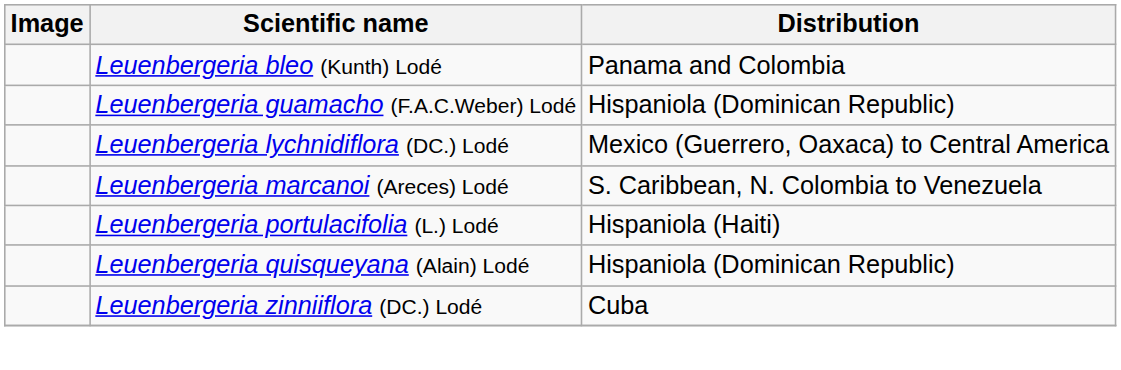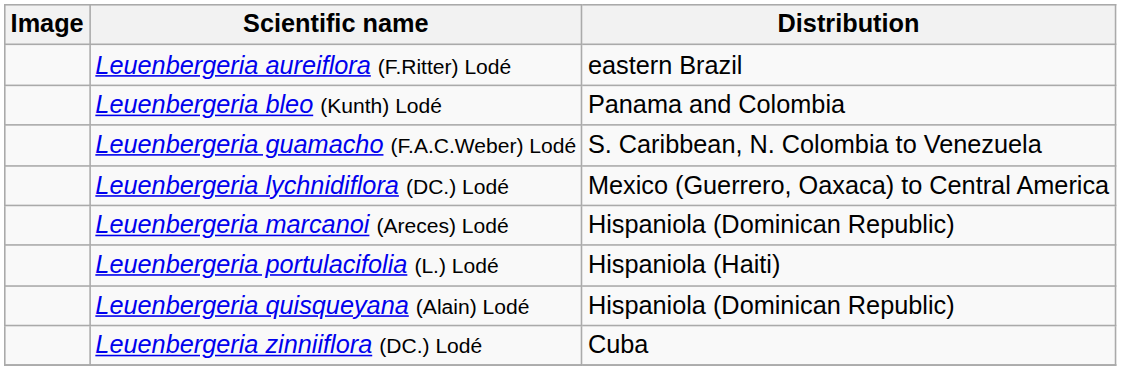+ row: (303, 64)
(771, 104) Hispaniola (Dominican Republic) -> (815, 144) S. Caribbean, N. Colombia to Venezuela
(815, 184) S. Caribbean, N. Colombia to Venezuela -> (771, 225) Hispaniola (Dominican Republic)
